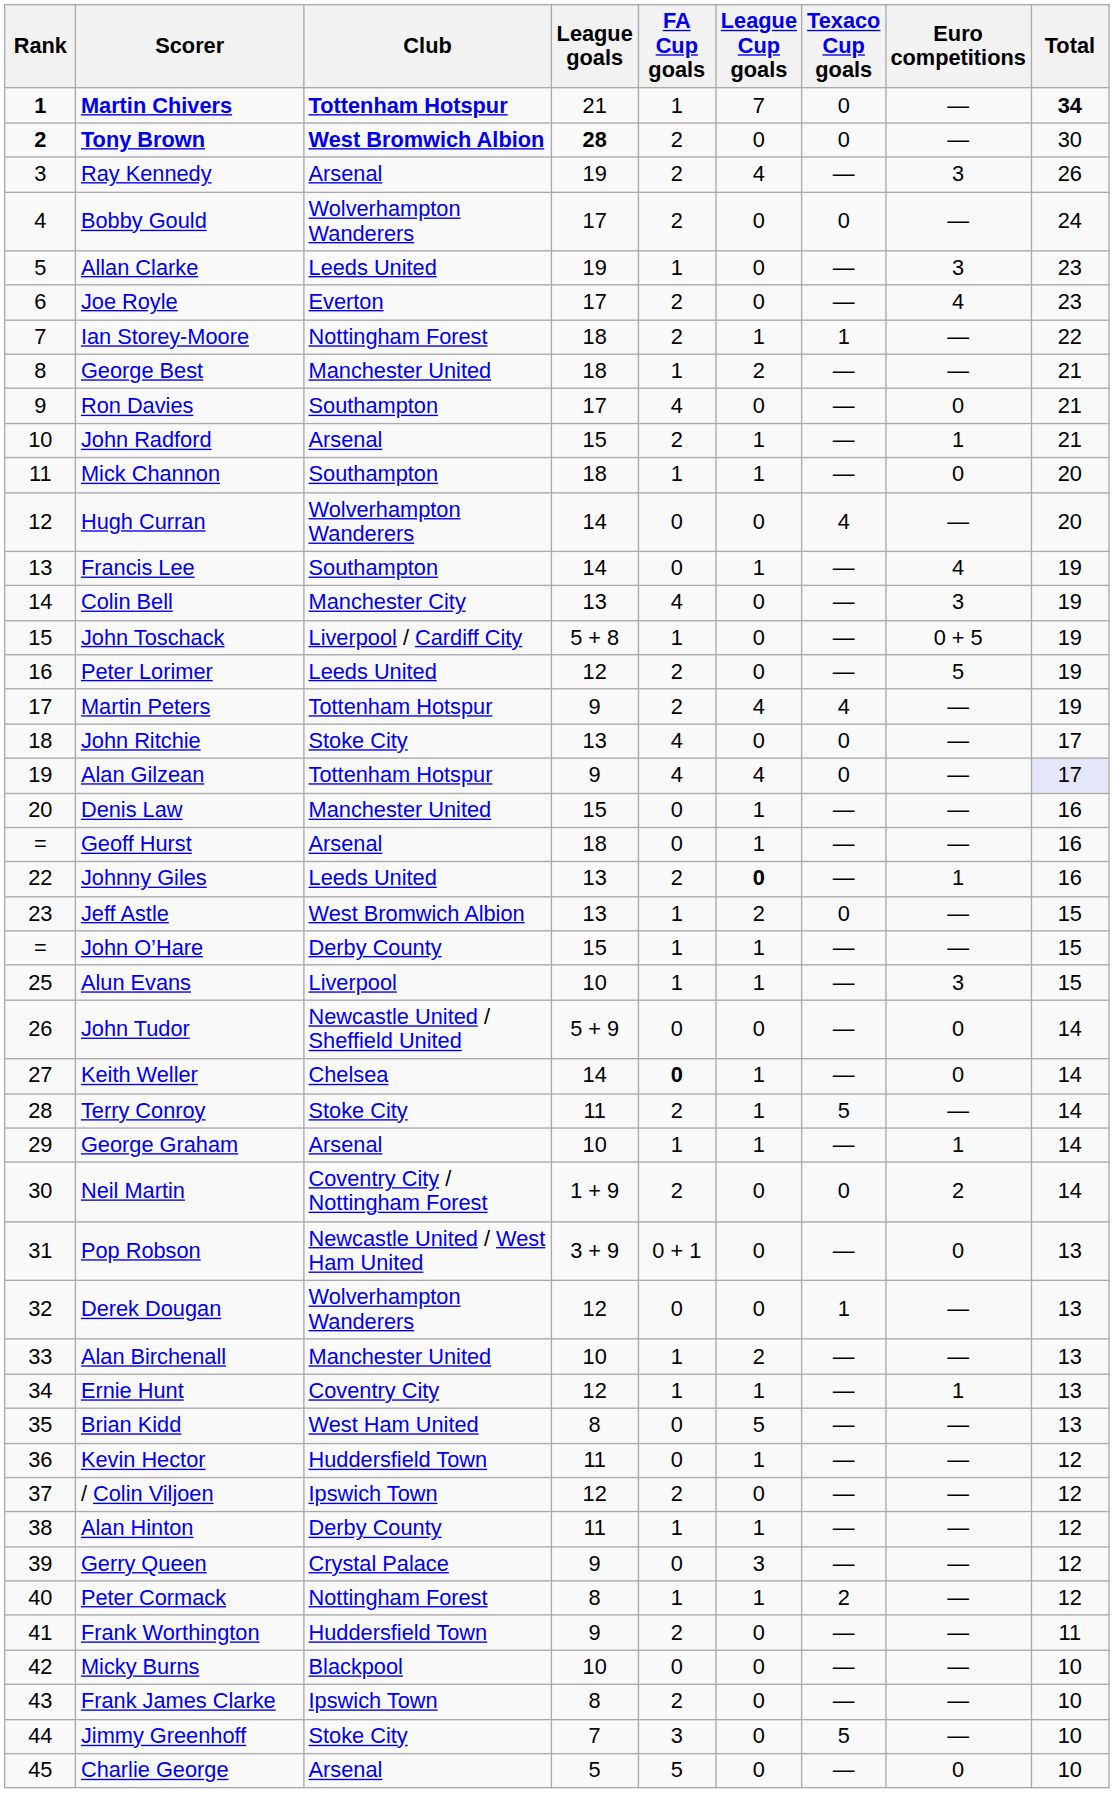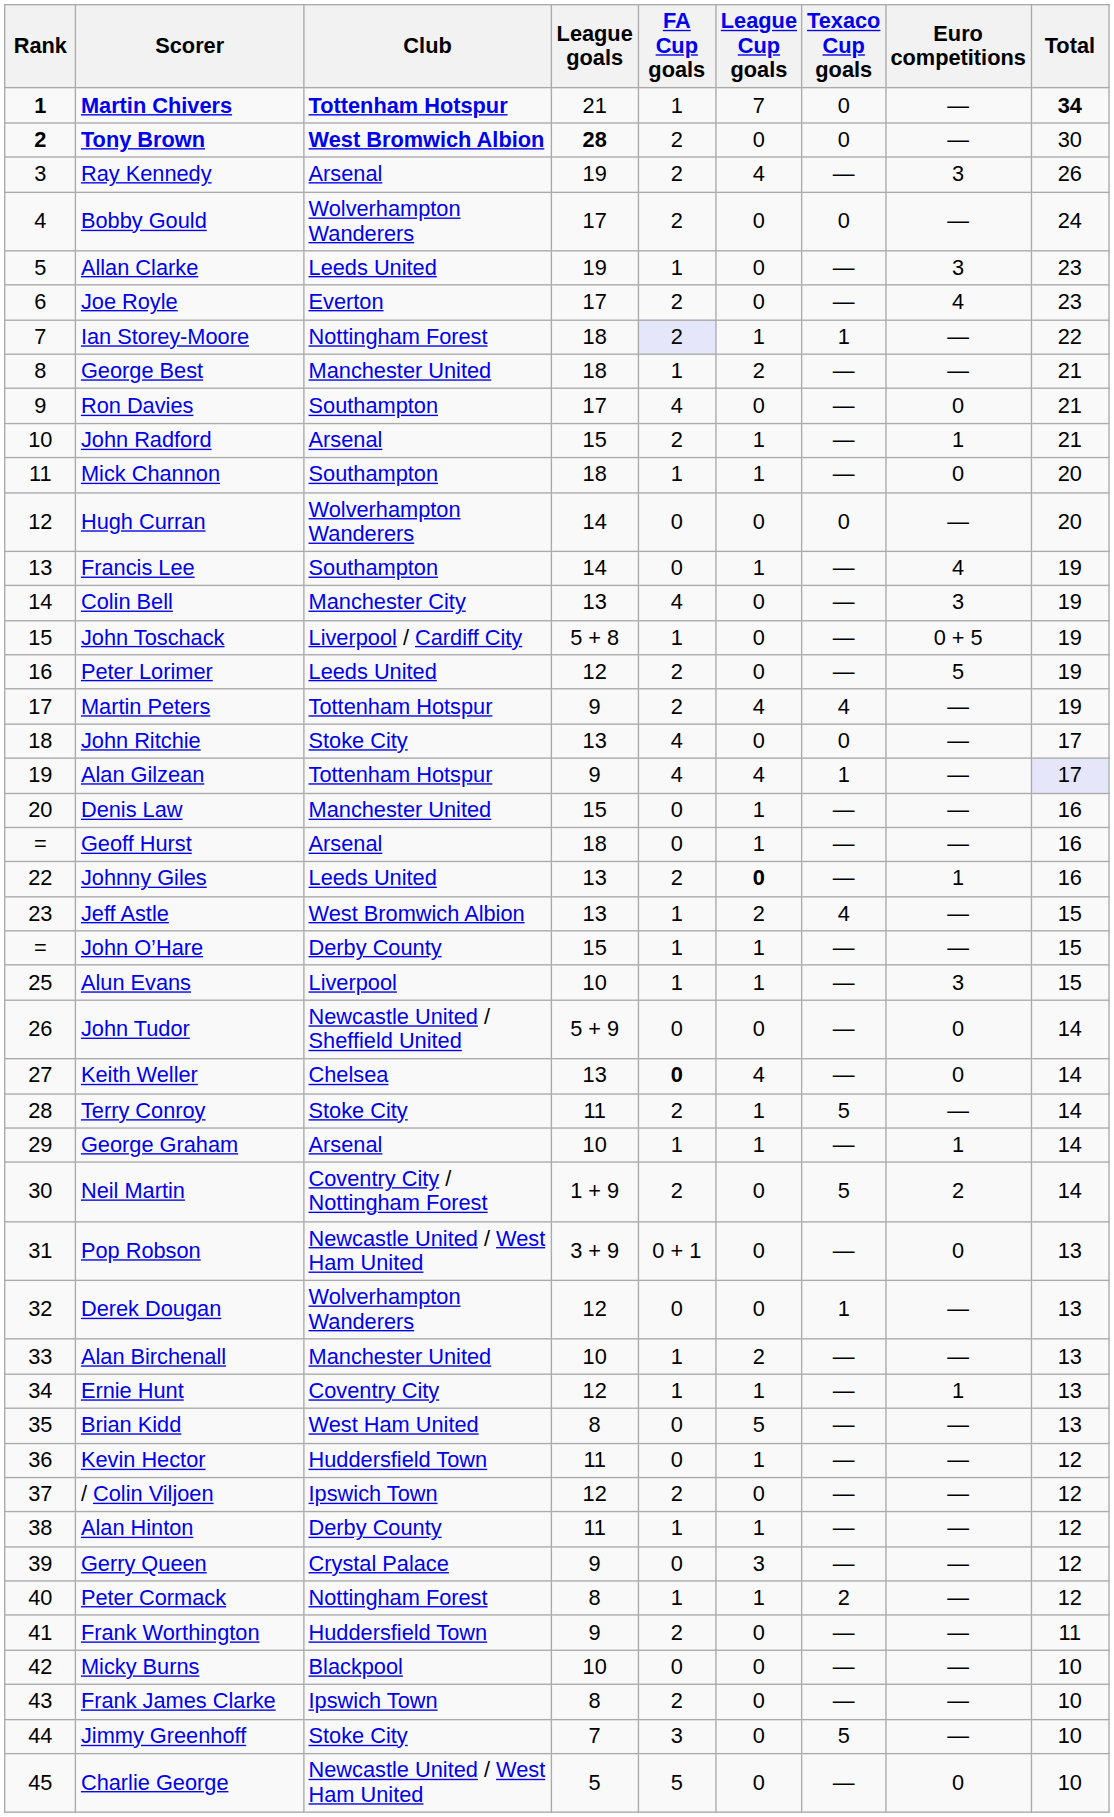(677, 336) no background -> (677, 336) lavender background
(844, 521) 4 -> (844, 521) 0
(844, 775) 0 -> (844, 775) 1
(844, 913) 0 -> (844, 913) 4
(595, 1075) 14 -> (595, 1075) 13
(759, 1075) 1 -> (759, 1075) 4
(844, 1191) 0 -> (844, 1191) 5
(345, 1770) Arsenal -> (427, 1782) Newcastle United / West Ham United
